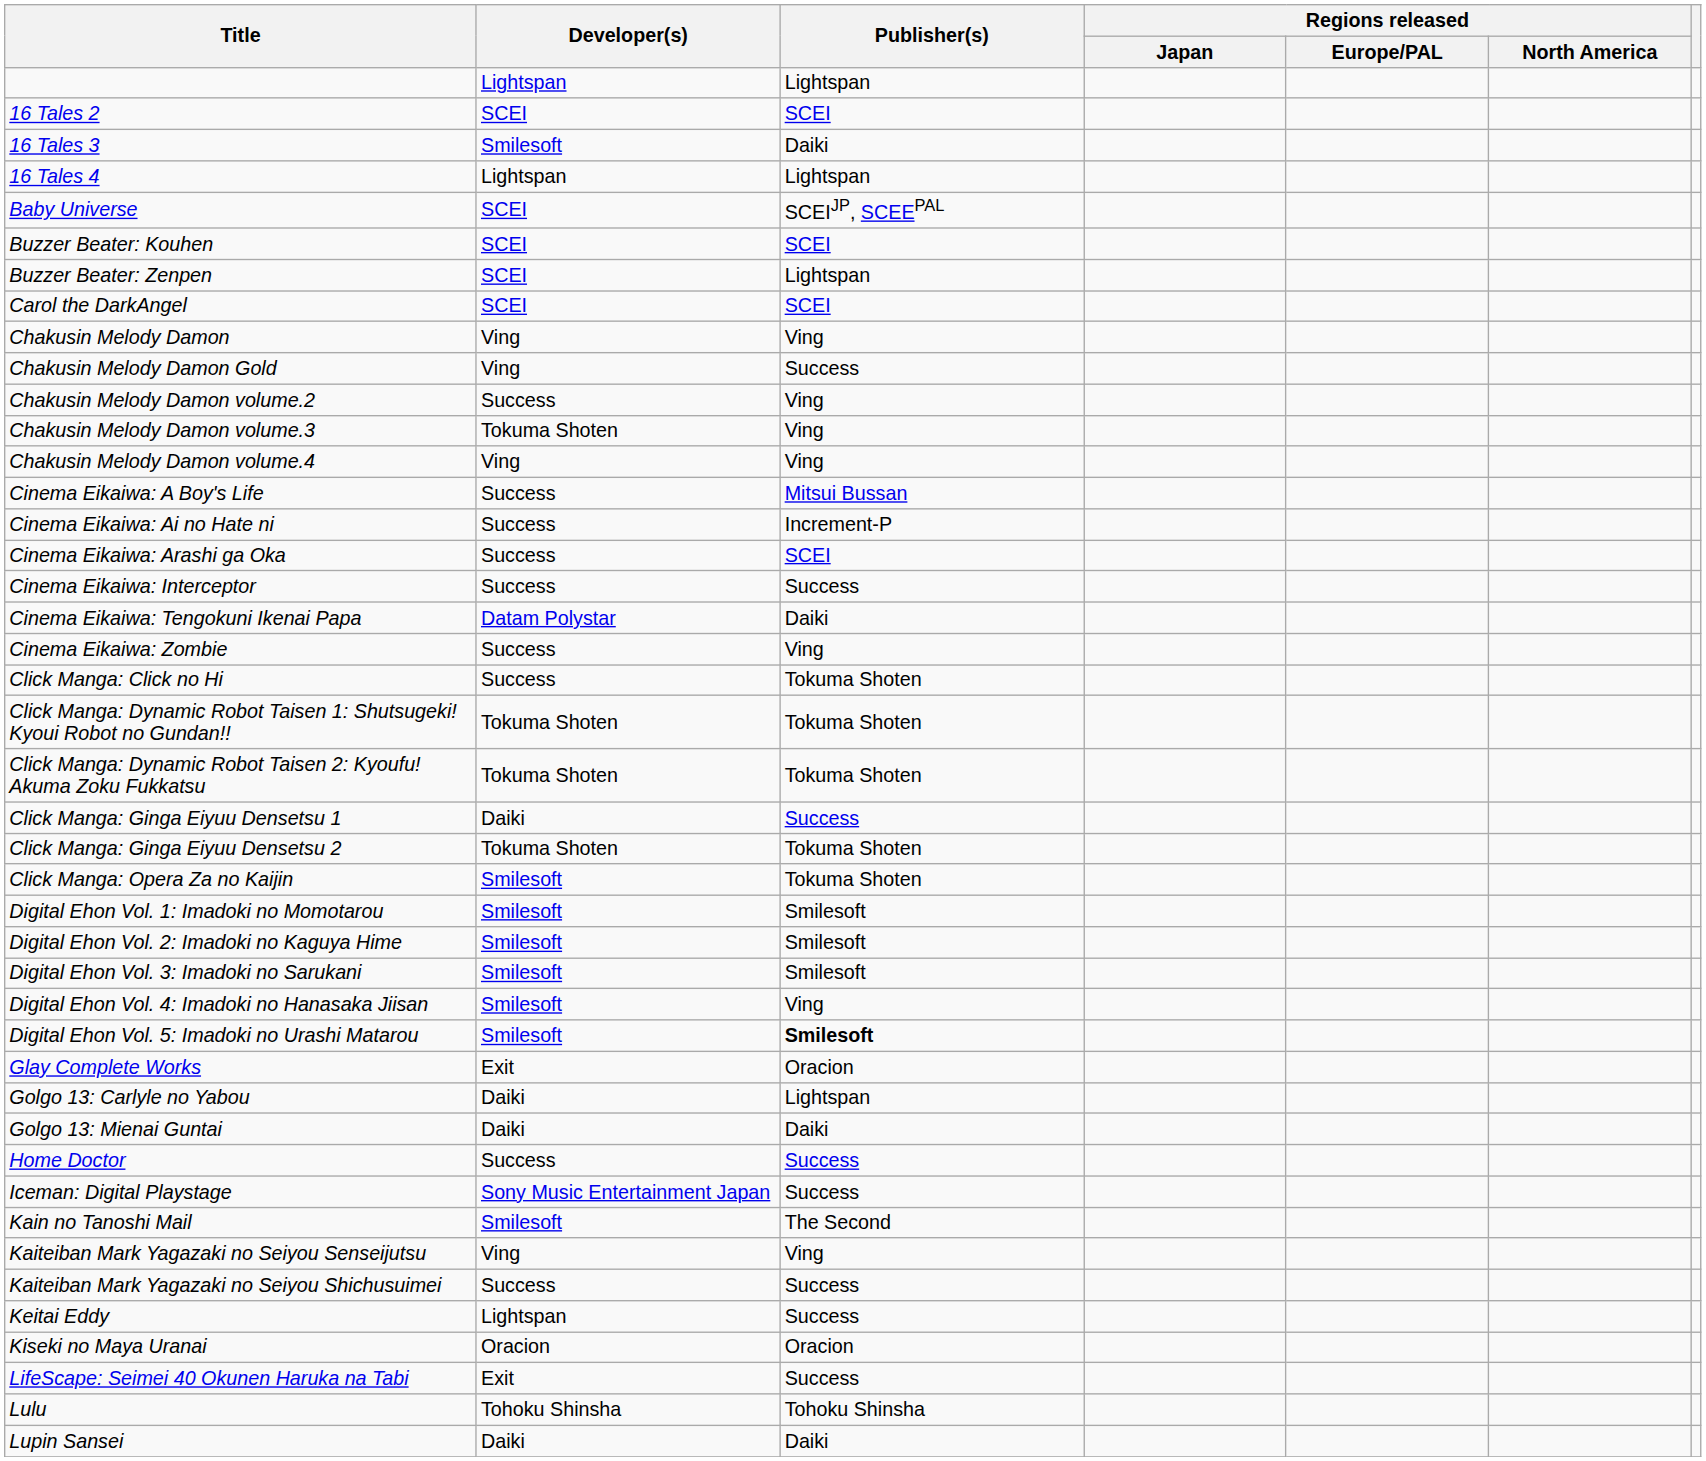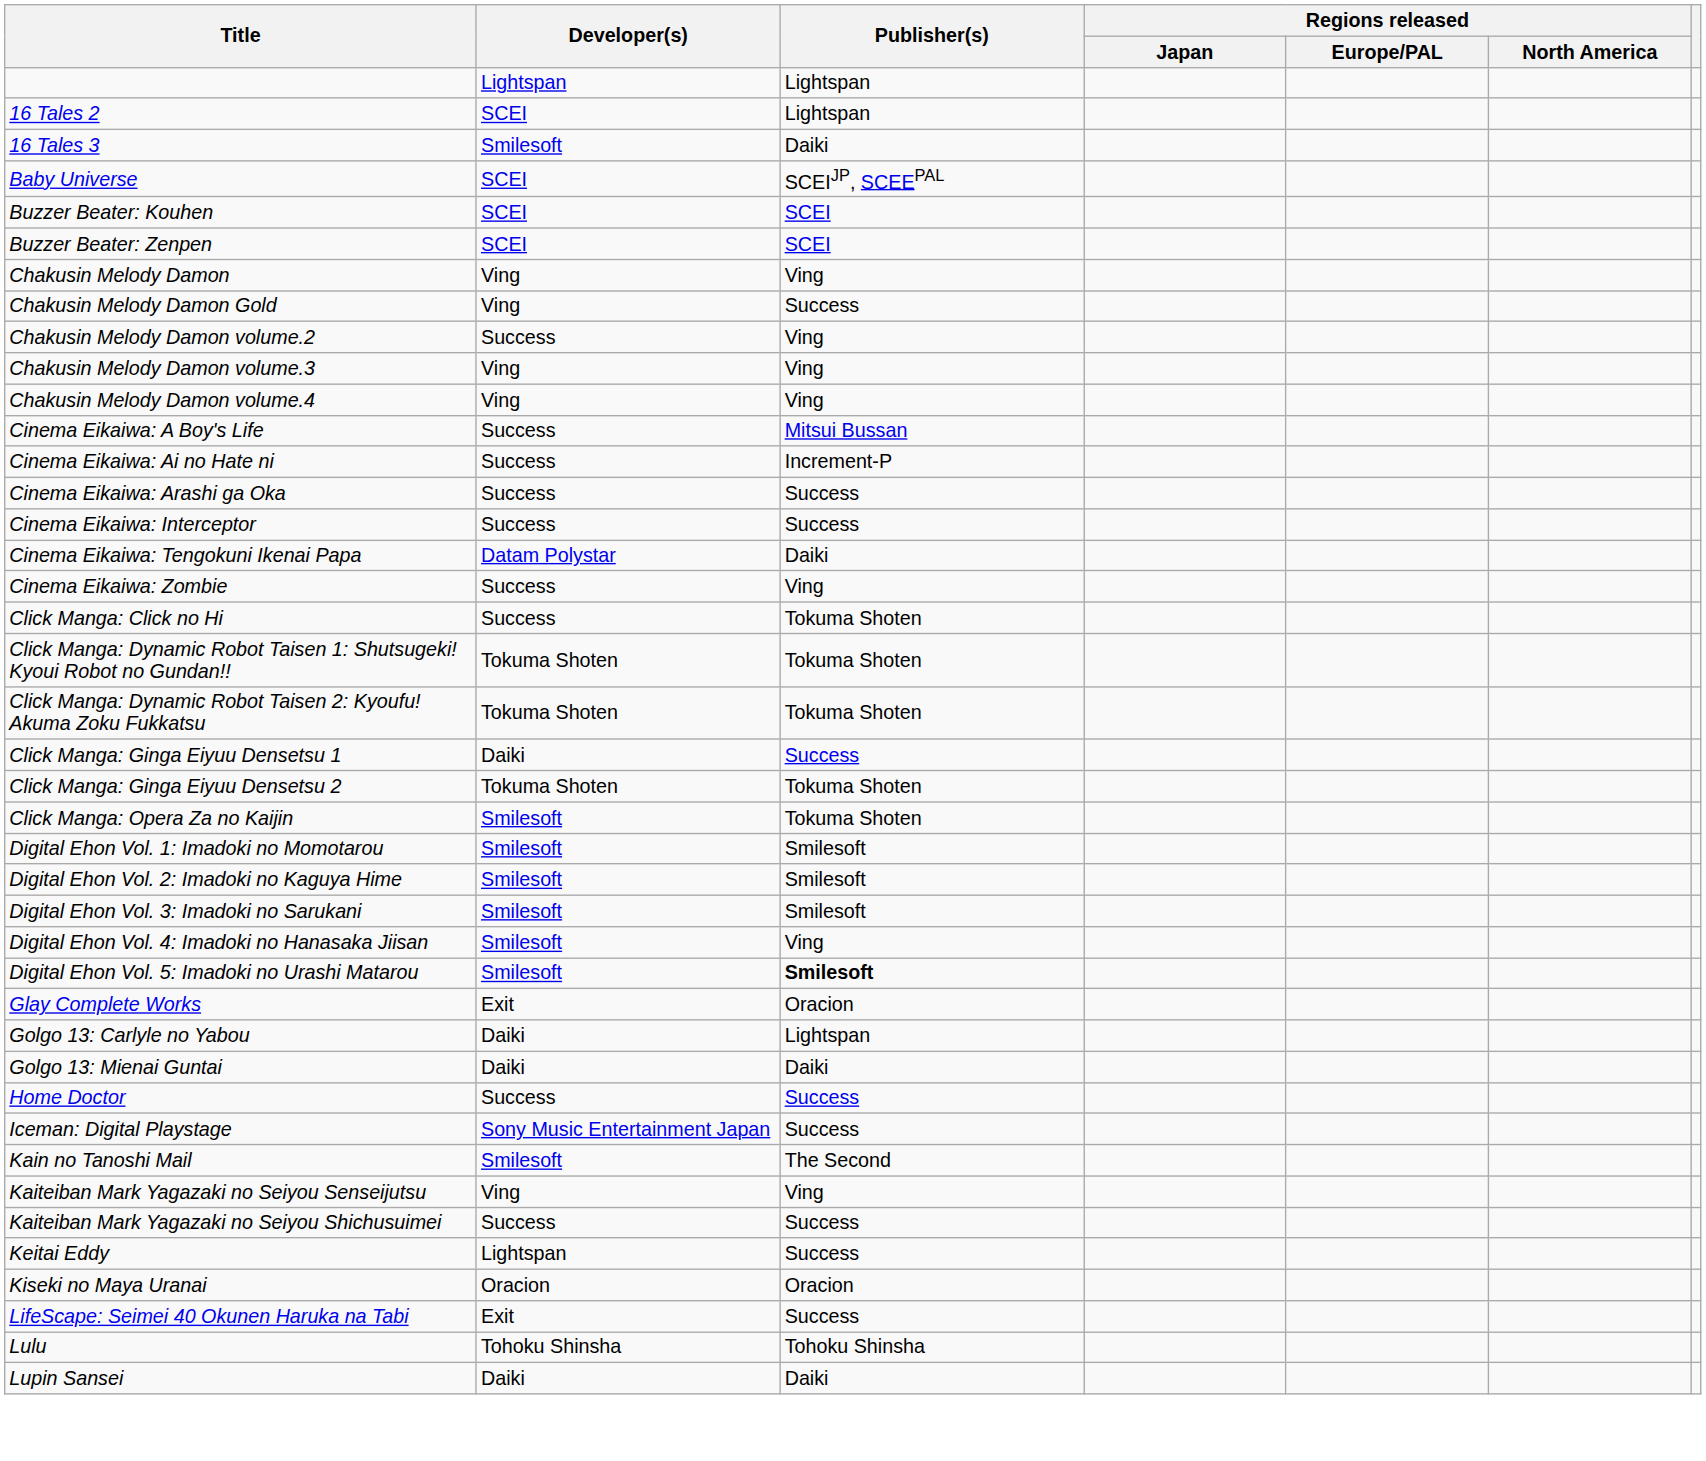(808, 114) SCEI -> (827, 114) Lightspan
- row: (54, 176)
(827, 275) Lightspan -> (808, 244) SCEI
- row: (98, 306)
(549, 431) Tokuma Shoten -> (501, 369) Ving
(808, 556) SCEI -> (822, 493) Success
